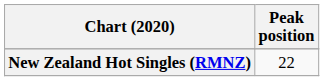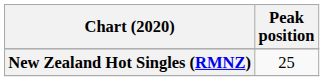(286, 62) 22 -> (286, 62) 25
